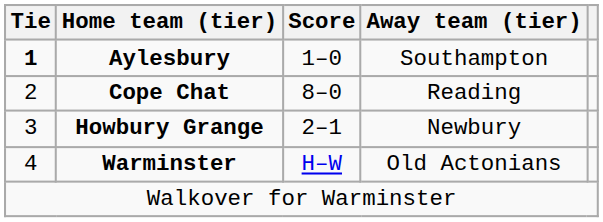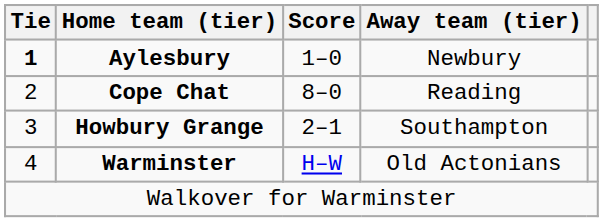(474, 58) Southampton -> (474, 58) Newbury
(474, 129) Newbury -> (474, 129) Southampton
